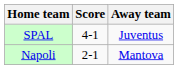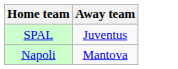- column: (90, 14)
